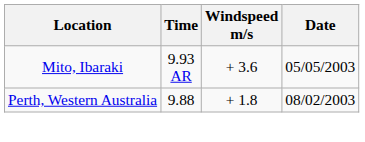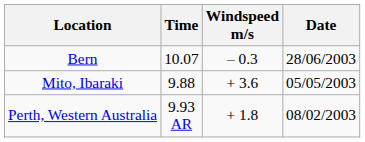+ row: (83, 58)
(181, 66) 9.93 AR -> (181, 82) 9.88
(181, 99) 9.88 -> (181, 115) 9.93 AR
